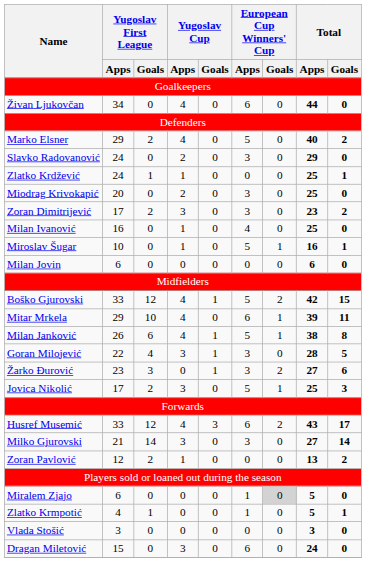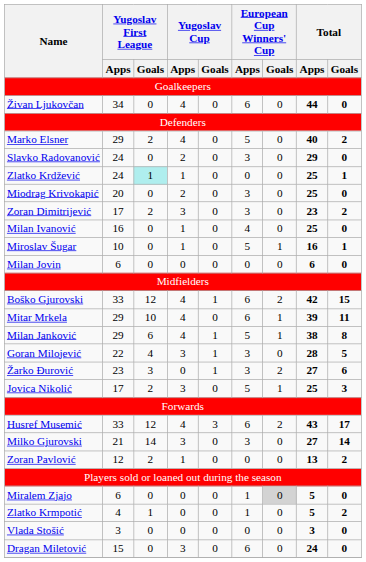(150, 175) no background -> (150, 175) paleturquoise background
(247, 299) 5 -> (247, 299) 6
(118, 335) 26 -> (118, 335) 29
(344, 513) 1 -> (344, 513) 2
